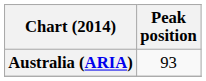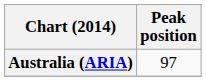(169, 62) 93 -> (169, 62) 97
